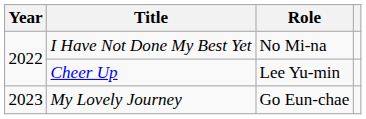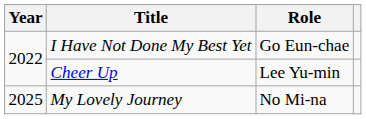(293, 45) No Mi-na -> (304, 45) Go Eun-chae
(26, 99) 2023 -> (26, 99) 2025
(304, 99) Go Eun-chae -> (293, 99) No Mi-na
